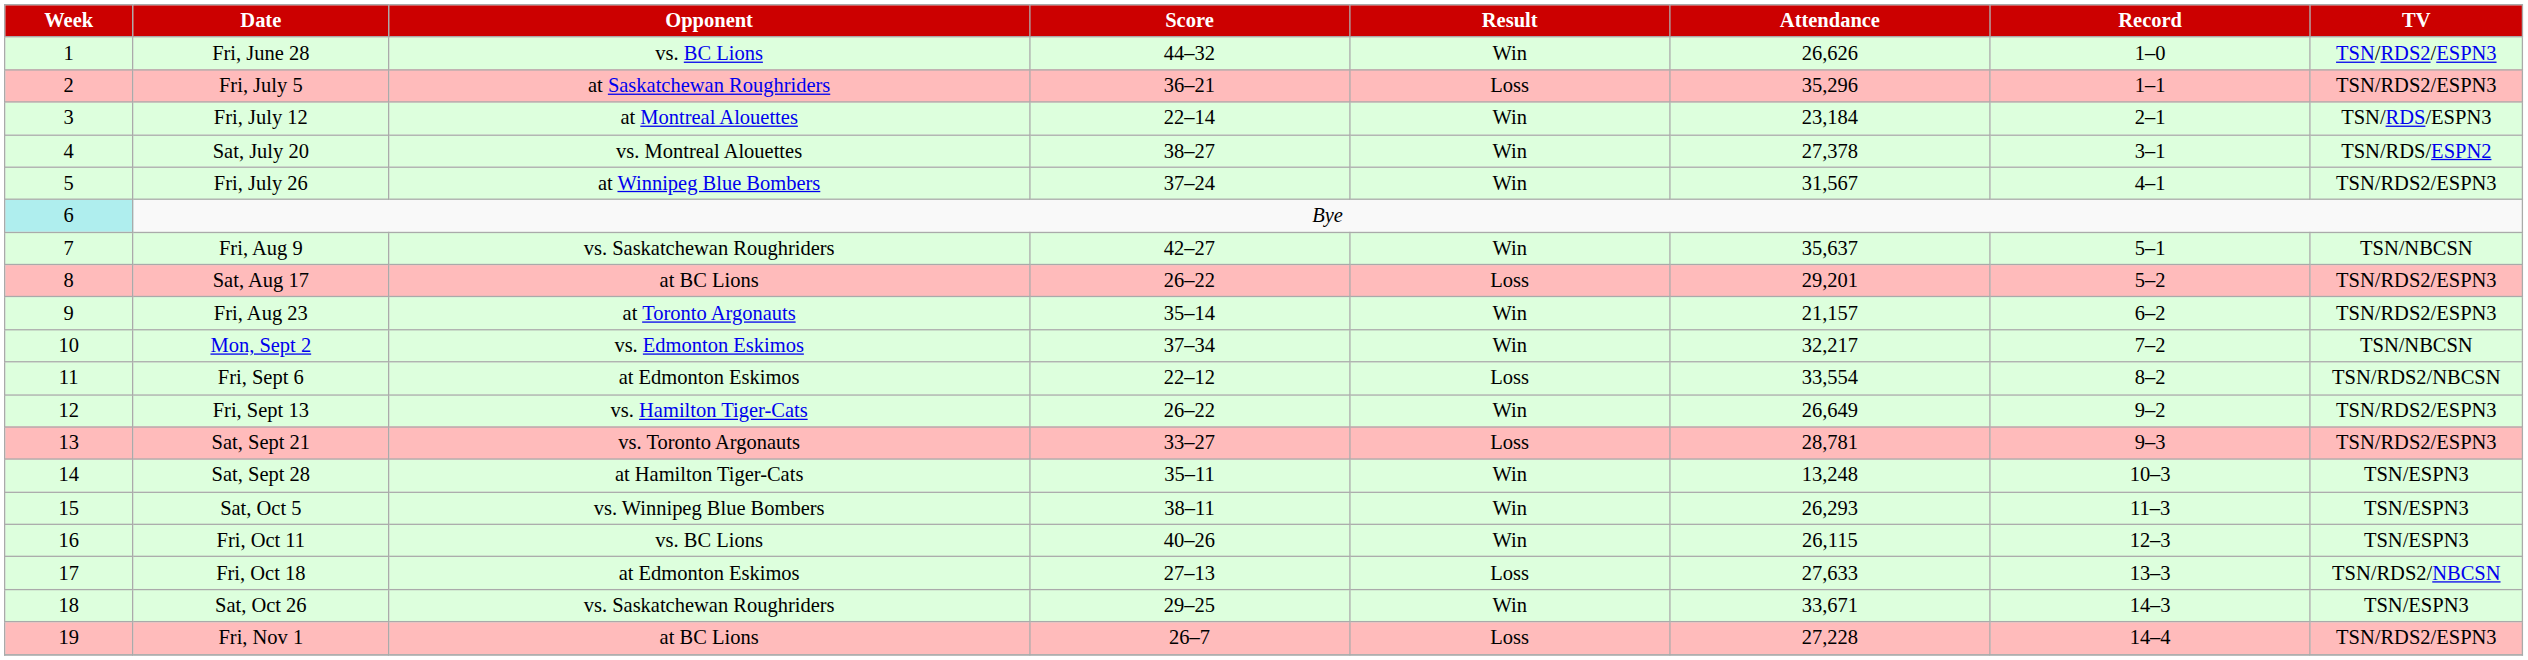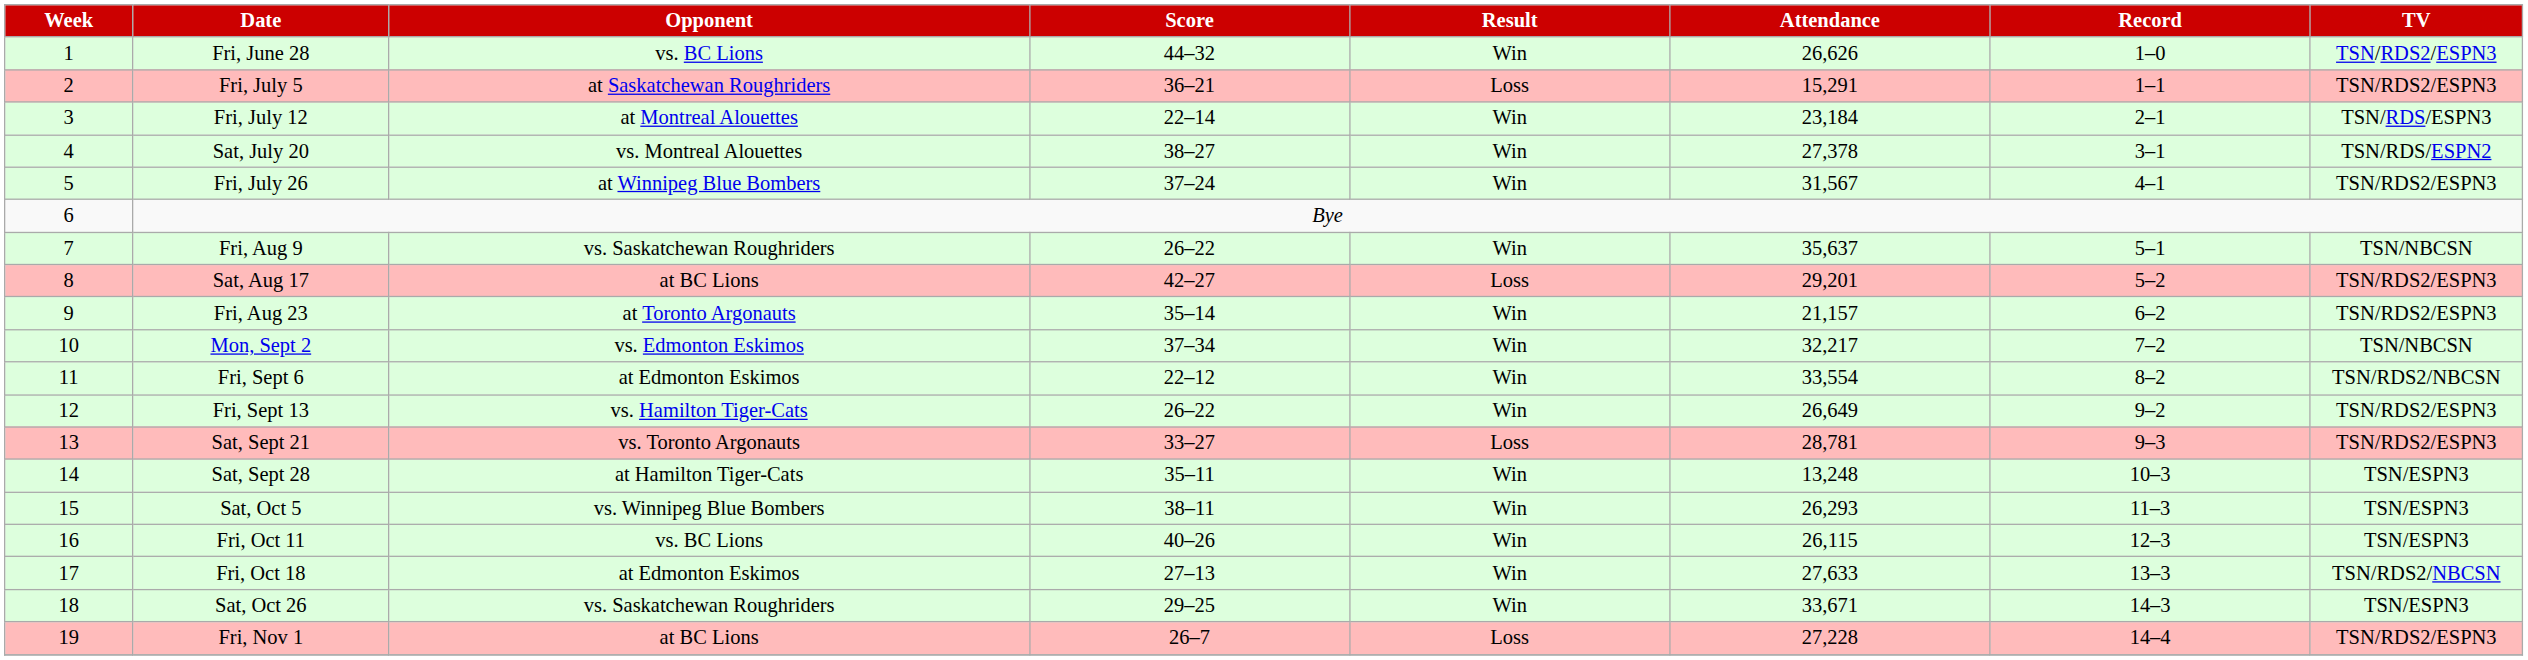(1830, 85) 35,296 -> (1830, 85) 15,291
(69, 215) paleturquoise background -> (69, 215) no background
(1189, 248) 42–27 -> (1189, 248) 26–22
(1189, 280) 26–22 -> (1189, 280) 42–27
(1510, 378) Loss -> (1510, 378) Win
(1510, 572) Loss -> (1510, 572) Win
